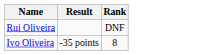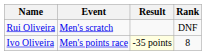+ column: (94, 12)
(79, 43) no background -> (152, 43) lightyellow background
